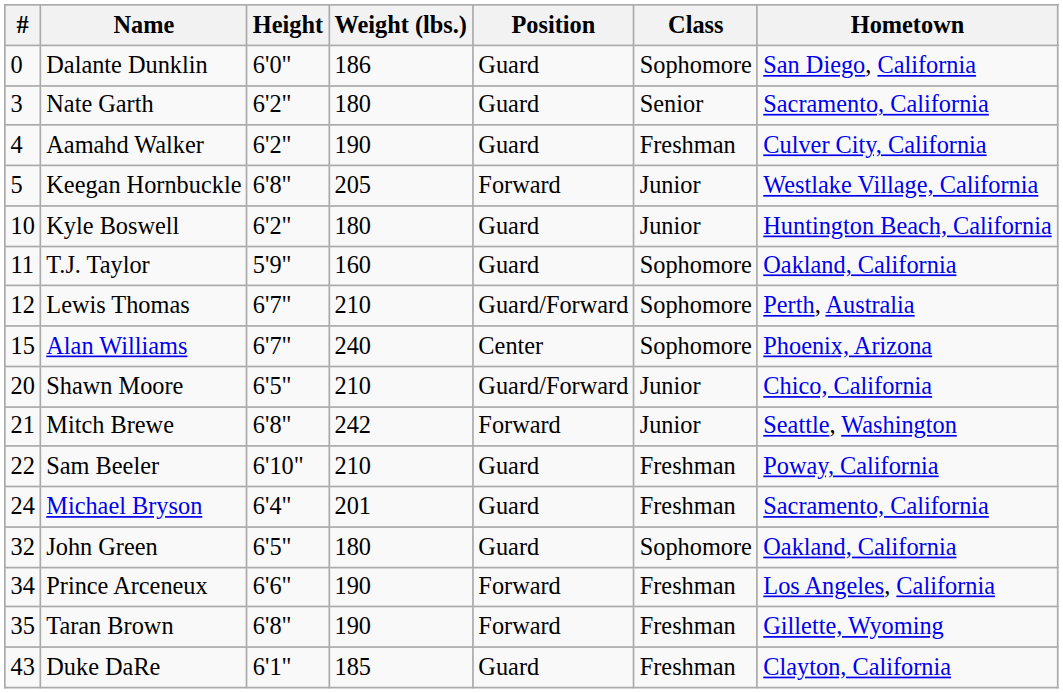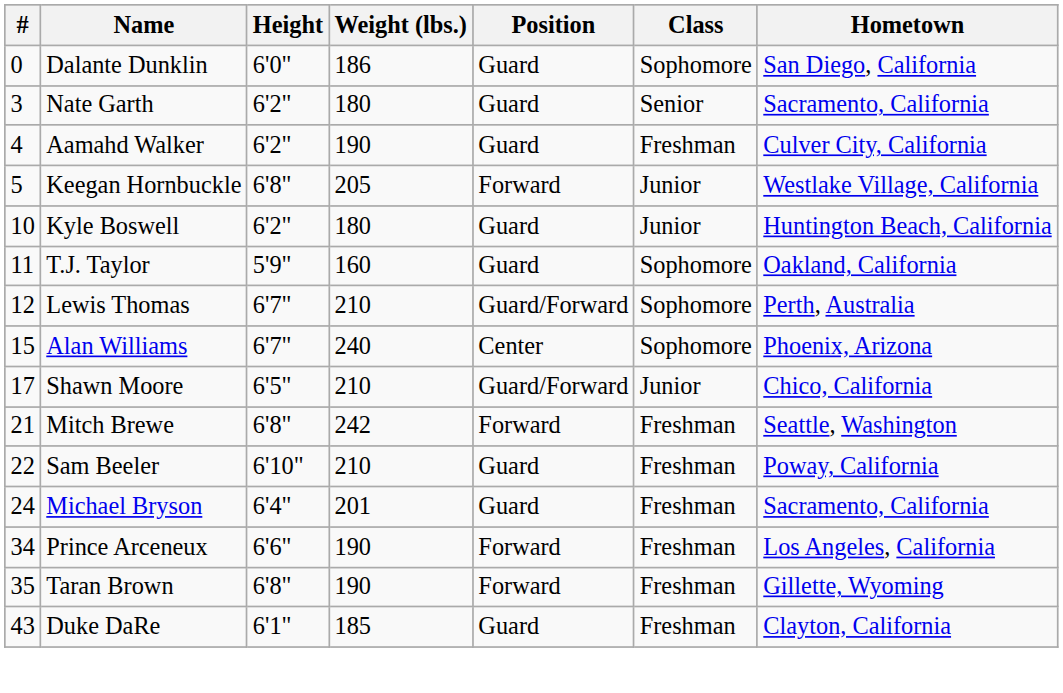(23, 386) 20 -> (23, 386) 17
(670, 426) Junior -> (688, 426) Freshman
- row: (102, 546)
